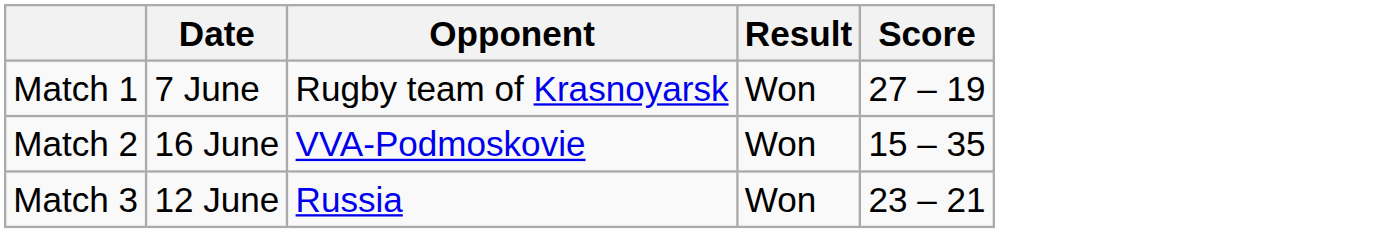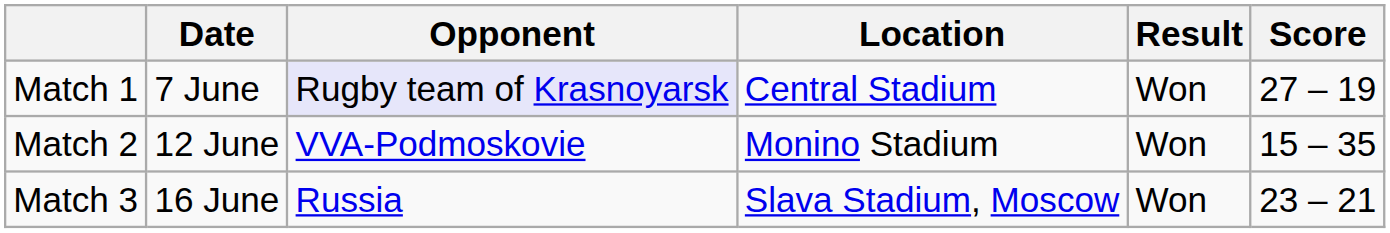+ column: (932, 33)
(512, 89) no background -> (512, 89) lavender background
(217, 144) 16 June -> (217, 144) 12 June
(217, 200) 12 June -> (217, 200) 16 June
